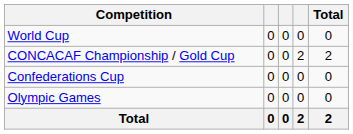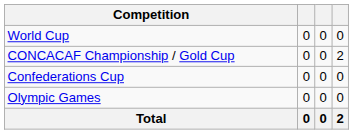- column: (328, 15)
